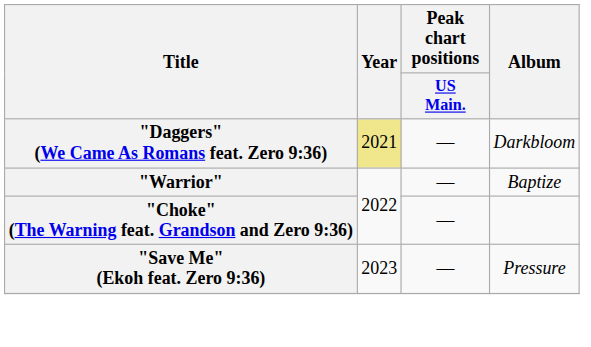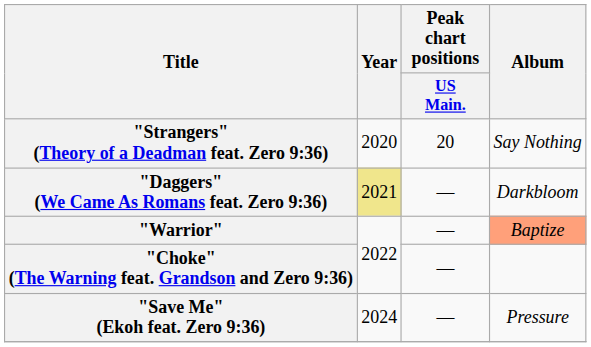+ row: (181, 143)
(534, 181) no background -> (538, 230) lightsalmon background
(379, 268) 2023 -> (379, 317) 2024
